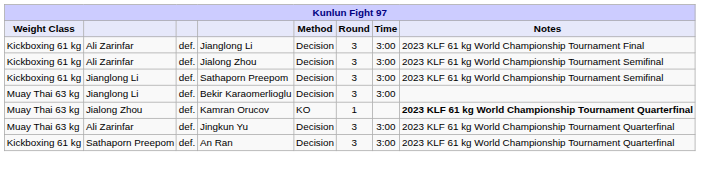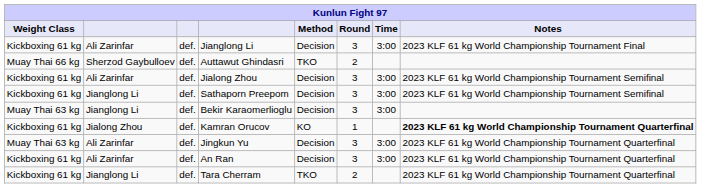+ row: (242, 61)
(43, 110) Muay Thai 63 kg -> (44, 126) Kickboxing 61 kg
(130, 142) Sathaporn Preepom -> (110, 158) Ali Zarinfar
+ row: (231, 175)
